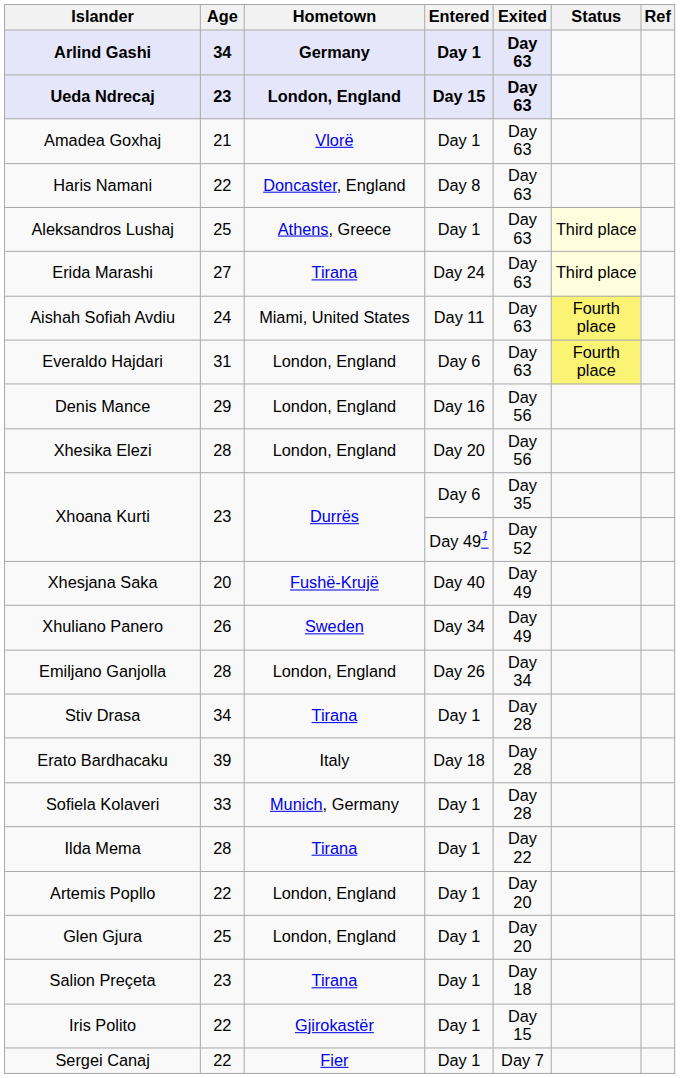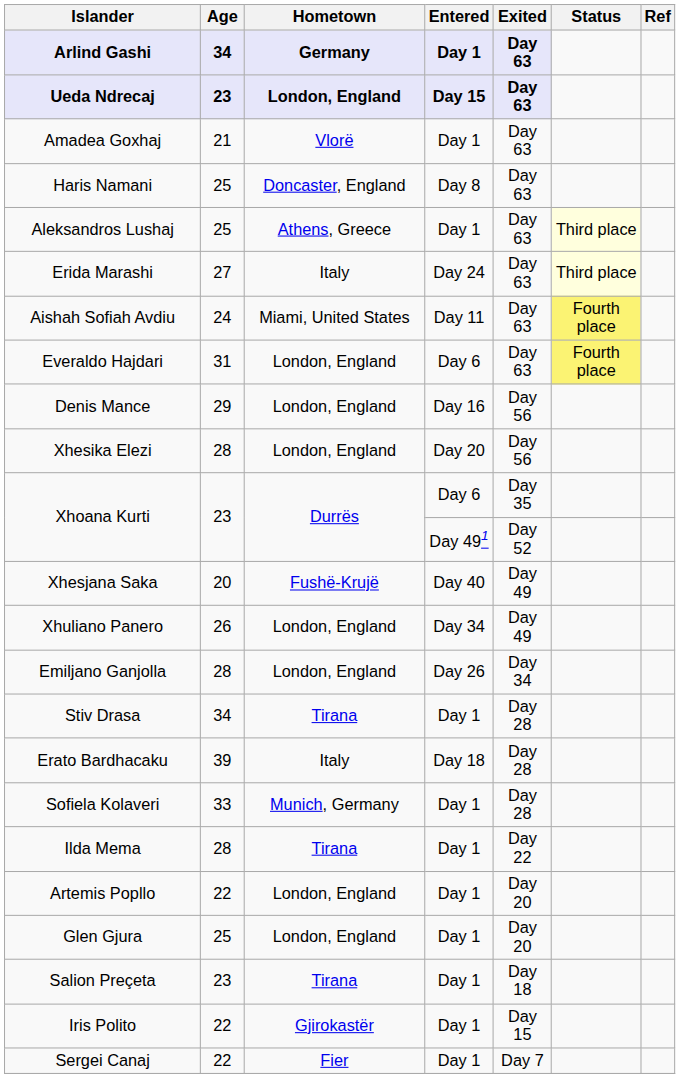(222, 185) 22 -> (222, 185) 25
(334, 273) Tirana -> (334, 273) Italy
(334, 627) Sweden -> (334, 627) London, England
